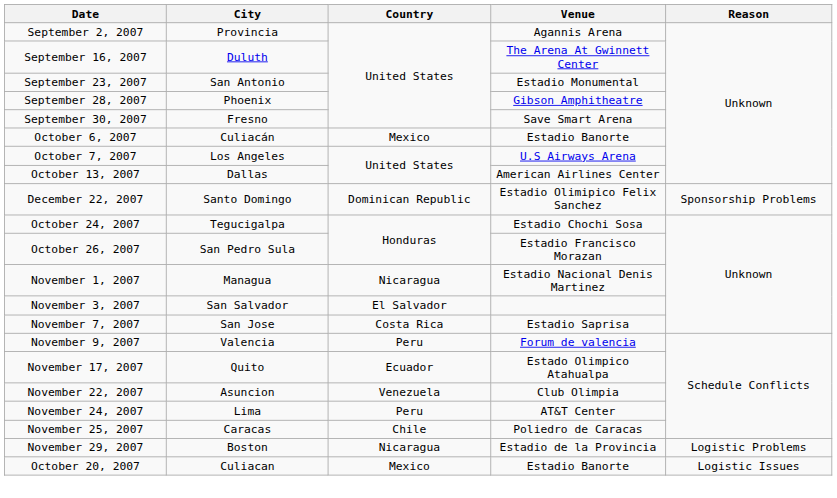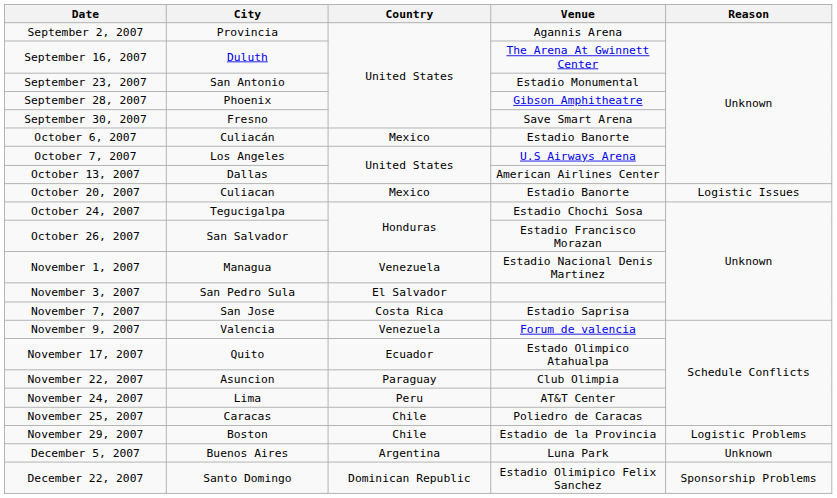rows swapped: (85, 466) <-> (85, 199)
(247, 249) San Pedro Sula -> (247, 236) San Salvador
(409, 281) Nicaragua -> (409, 267) Venezuela
(247, 305) San Salvador -> (247, 292) San Pedro Sula
(409, 342) Peru -> (409, 329) Venezuela
(409, 392) Venezuela -> (409, 379) Paraguay
(409, 448) Nicaragua -> (409, 435) Chile
+ row: (85, 453)
